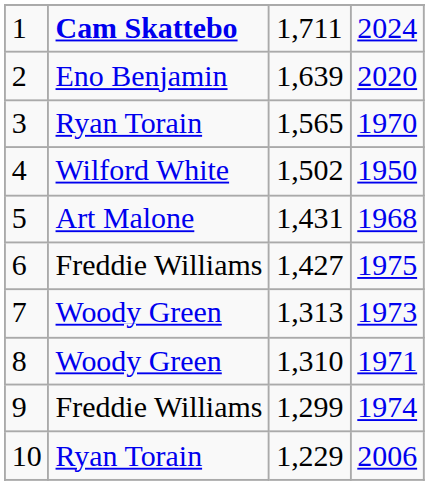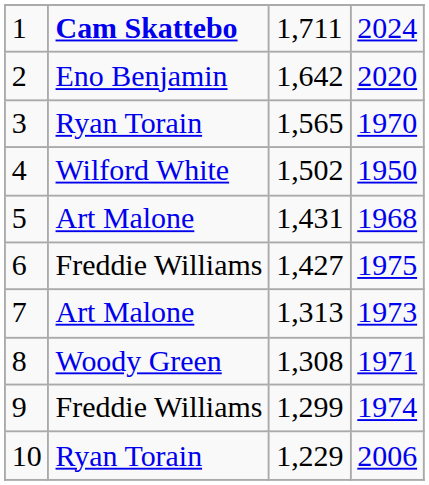(310, 75) 1,639 -> (310, 75) 1,642
(139, 312) Woody Green -> (125, 312) Art Malone
(310, 360) 1,310 -> (310, 360) 1,308
